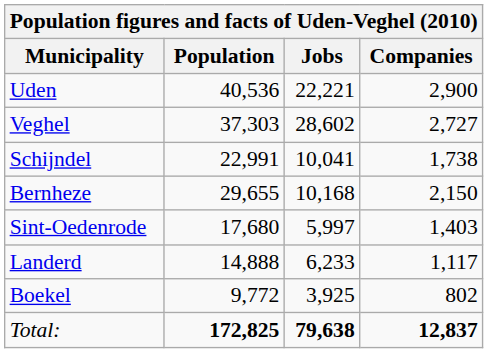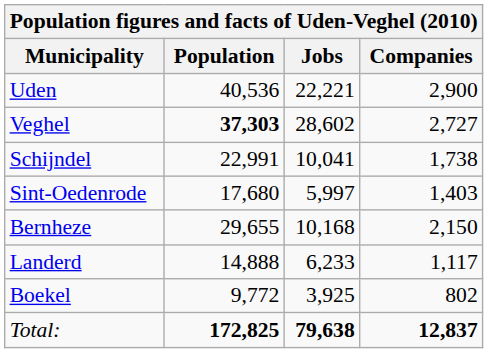(250, 124) normal -> (250, 124) bold
rows swapped: (78, 227) <-> (50, 192)
